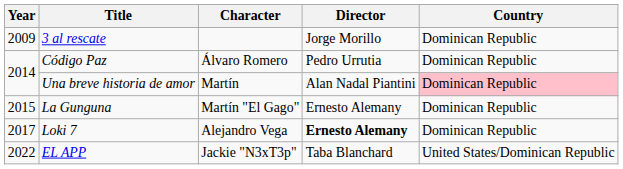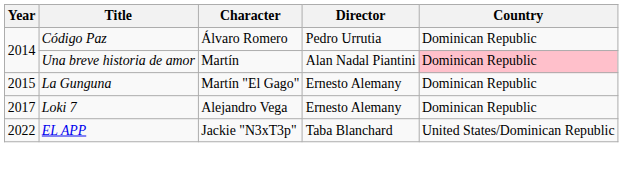- row: (74, 39)
(357, 130) bold -> (354, 107) normal
